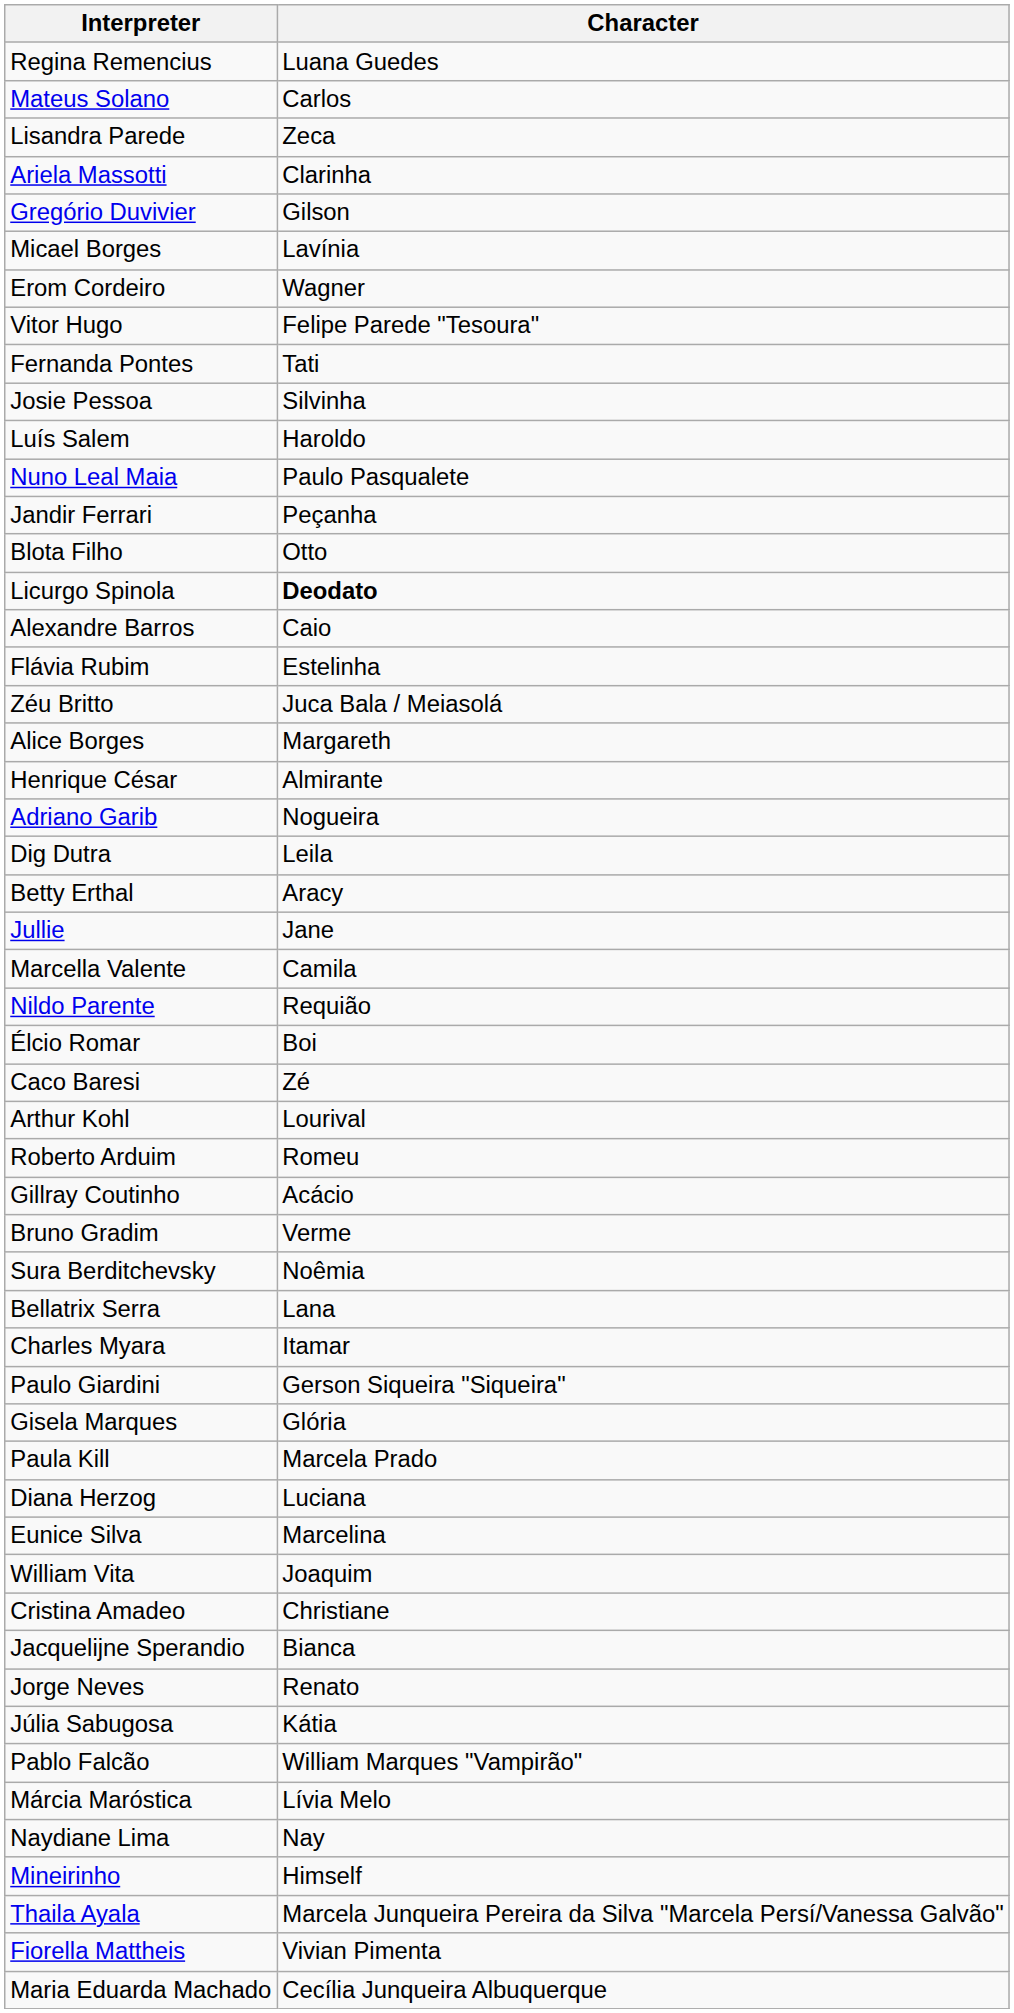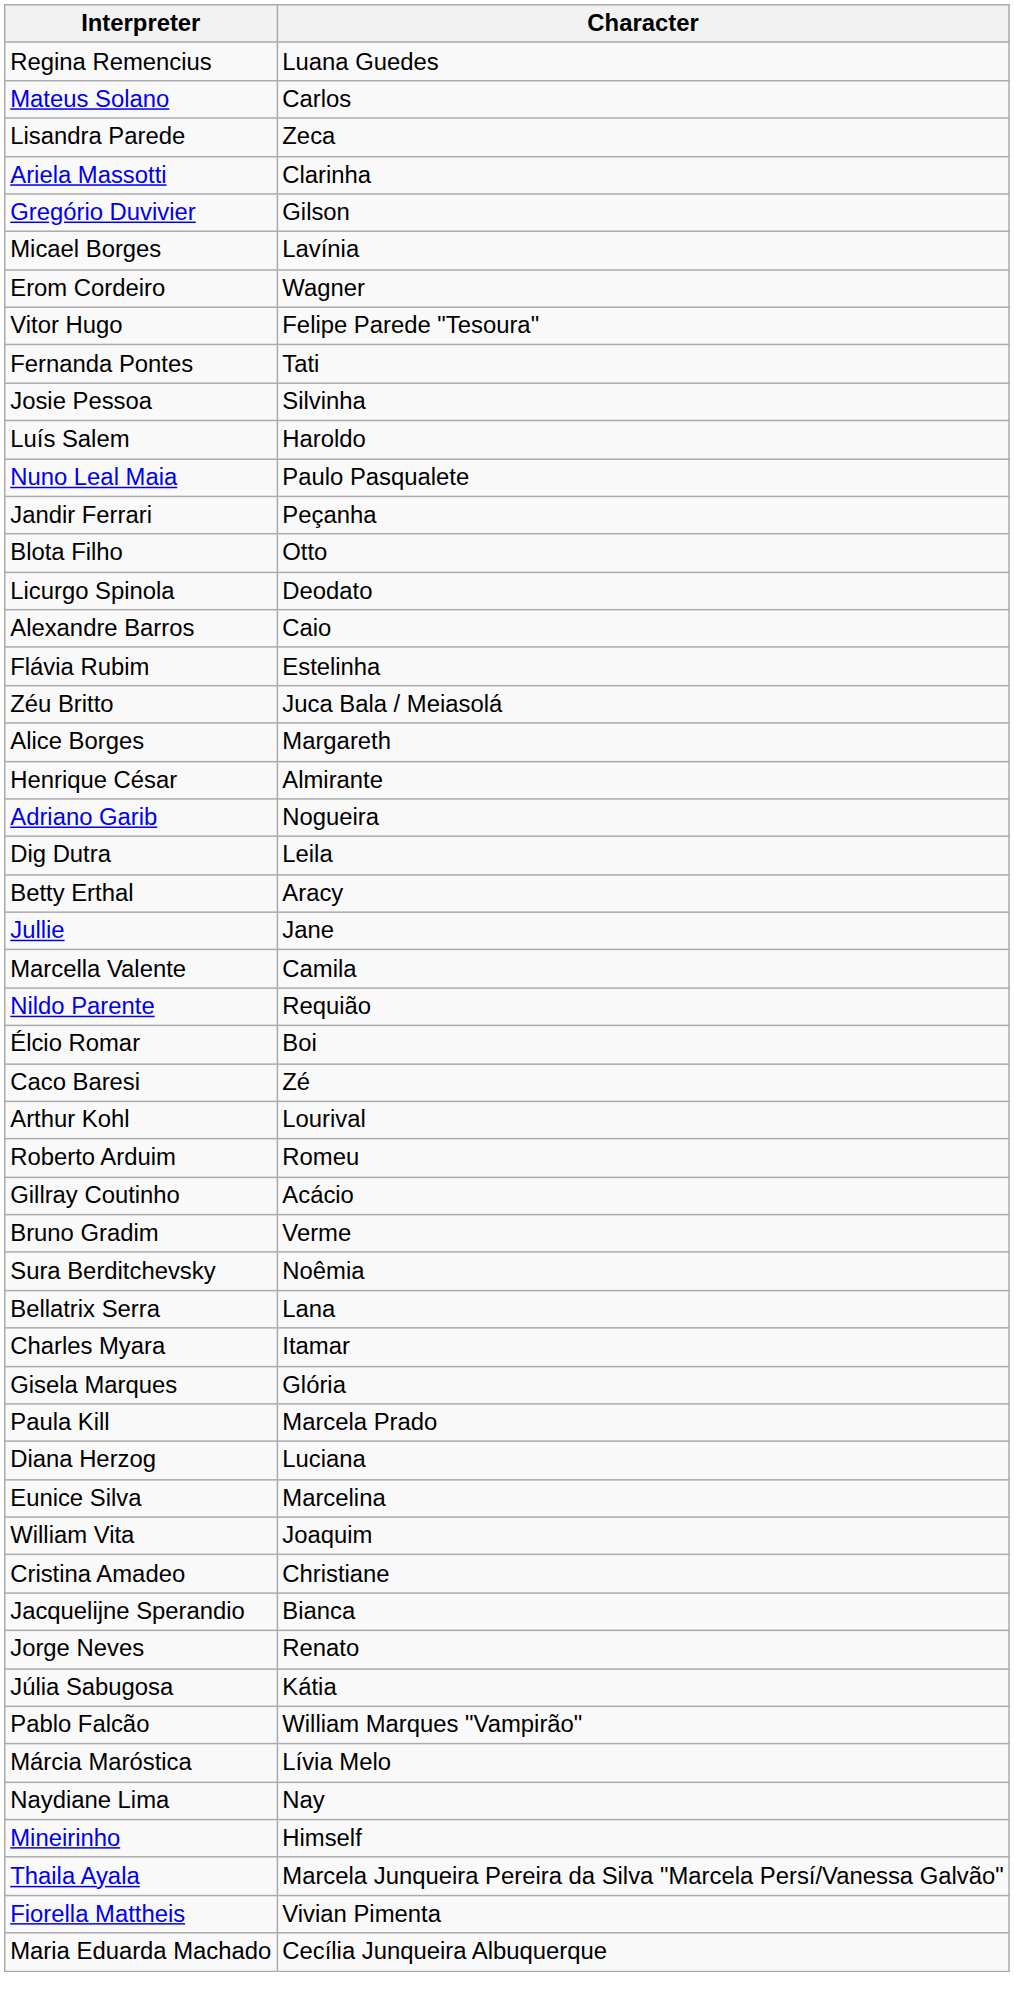(330, 590) bold -> (327, 590) normal
- row: (85, 1384)
